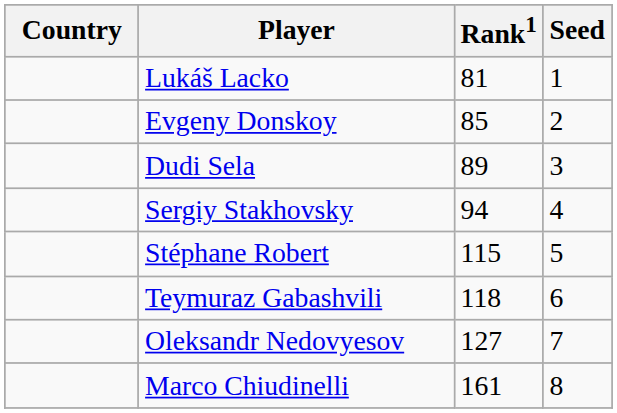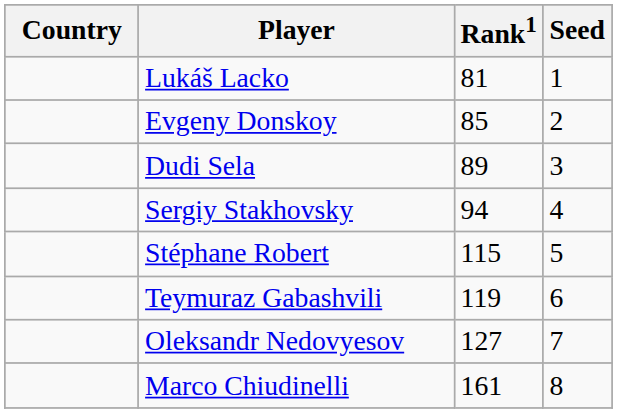(481, 297) 118 -> (481, 297) 119
